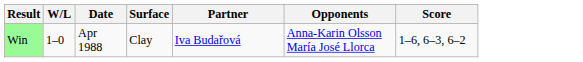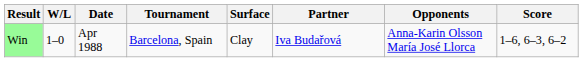+ column: (177, 14)
